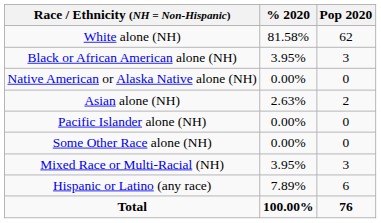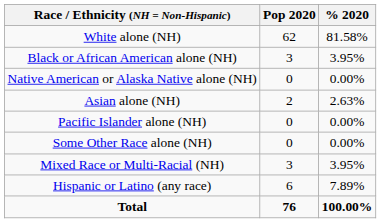columns swapped: (346, 15) <-> (288, 15)
